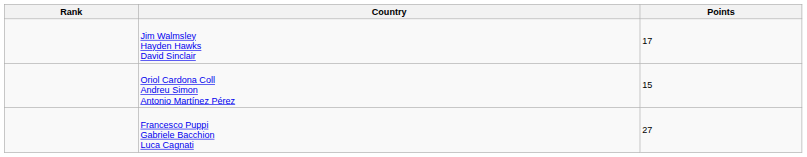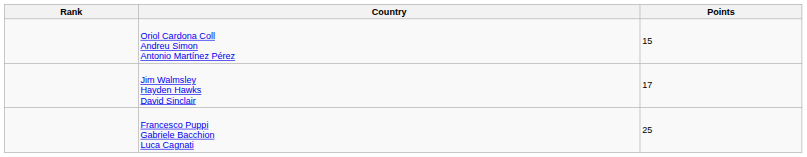rows swapped: (188, 91) <-> (171, 46)
(647, 130) 27 -> (647, 130) 25
